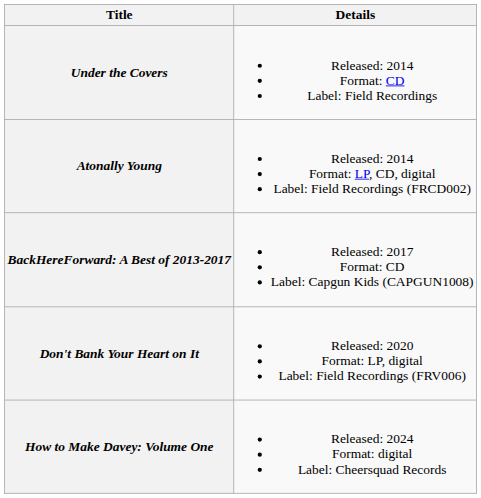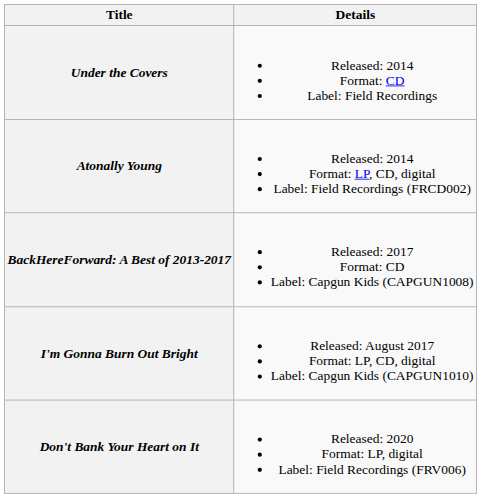+ row: (119, 353)
- row: (119, 446)
